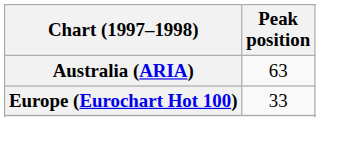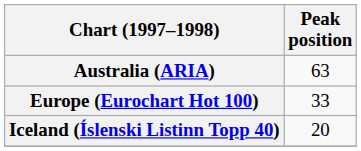+ row: (144, 130)
